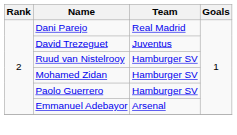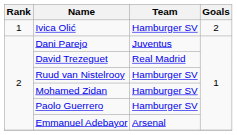+ row: (56, 28)
(159, 28) Real Madrid -> (152, 43) Juventus
(152, 43) Juventus -> (159, 59) Real Madrid
